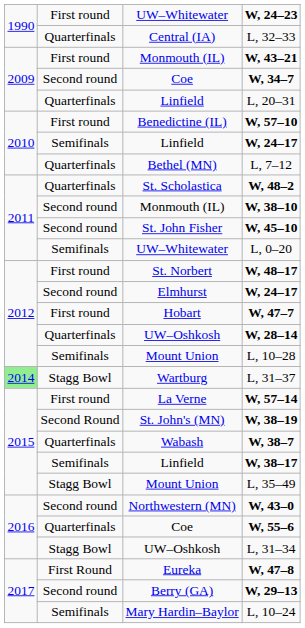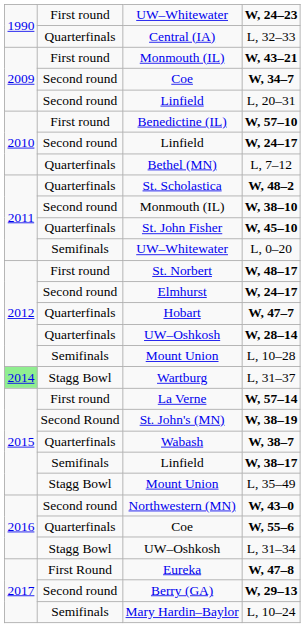(80, 100) Quarterfinals -> (80, 100) Second round
(80, 143) Semifinals -> (80, 143) Second round
(80, 228) Second round -> (80, 228) Quarterfinals
(80, 313) First round -> (80, 313) Quarterfinals
